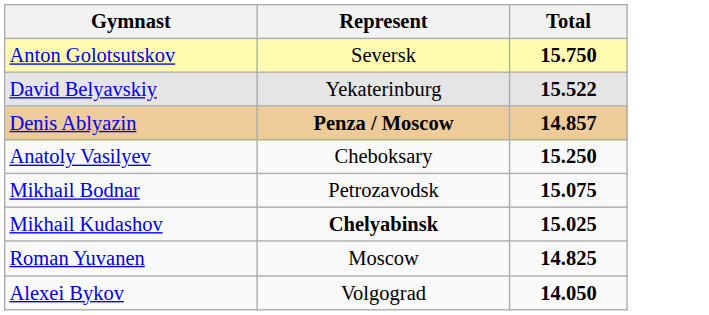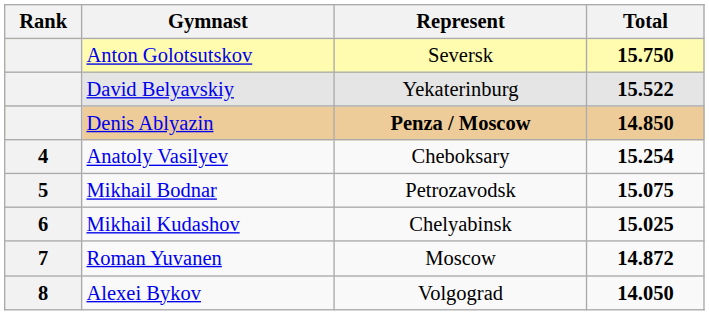+ column: (43, 21)
(569, 123) 14.857 -> (646, 123) 14.850
(569, 156) 15.250 -> (646, 156) 15.254
(383, 224) bold -> (461, 224) normal
(569, 258) 14.825 -> (646, 258) 14.872
